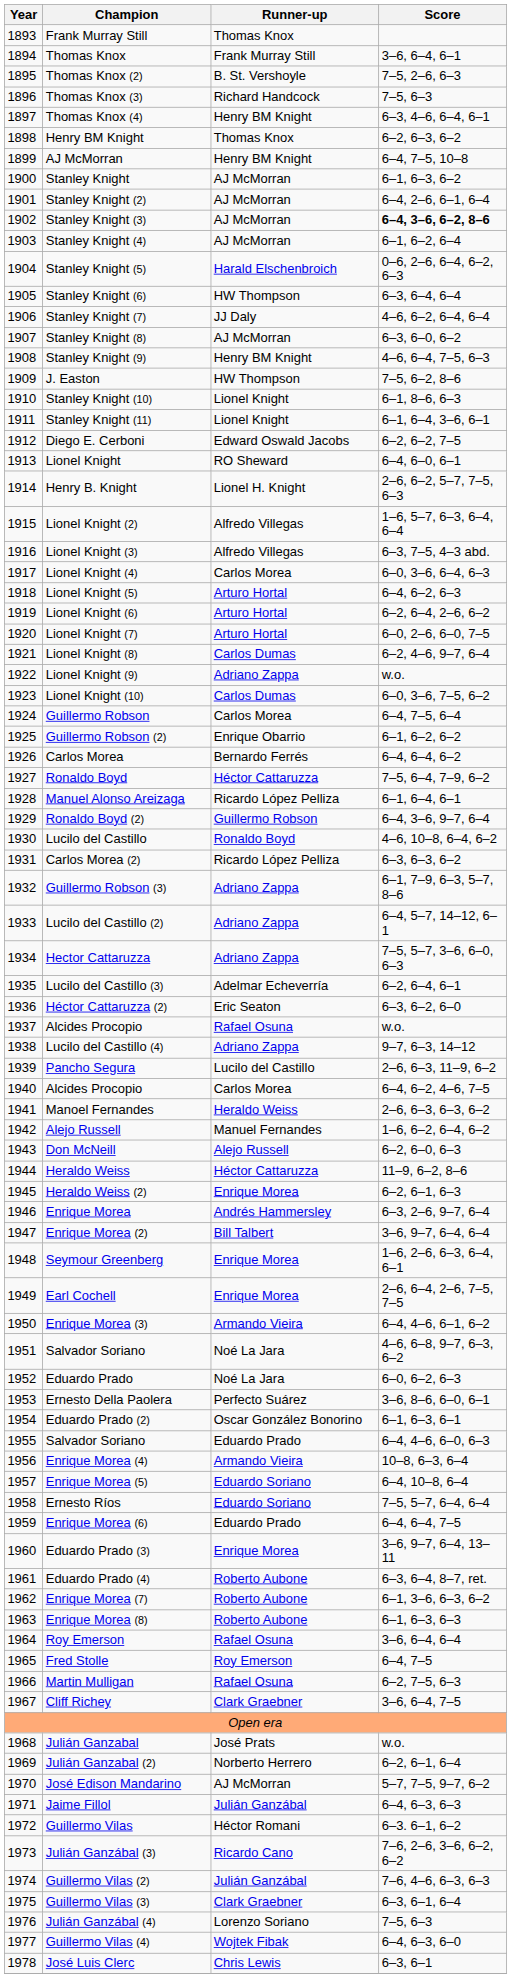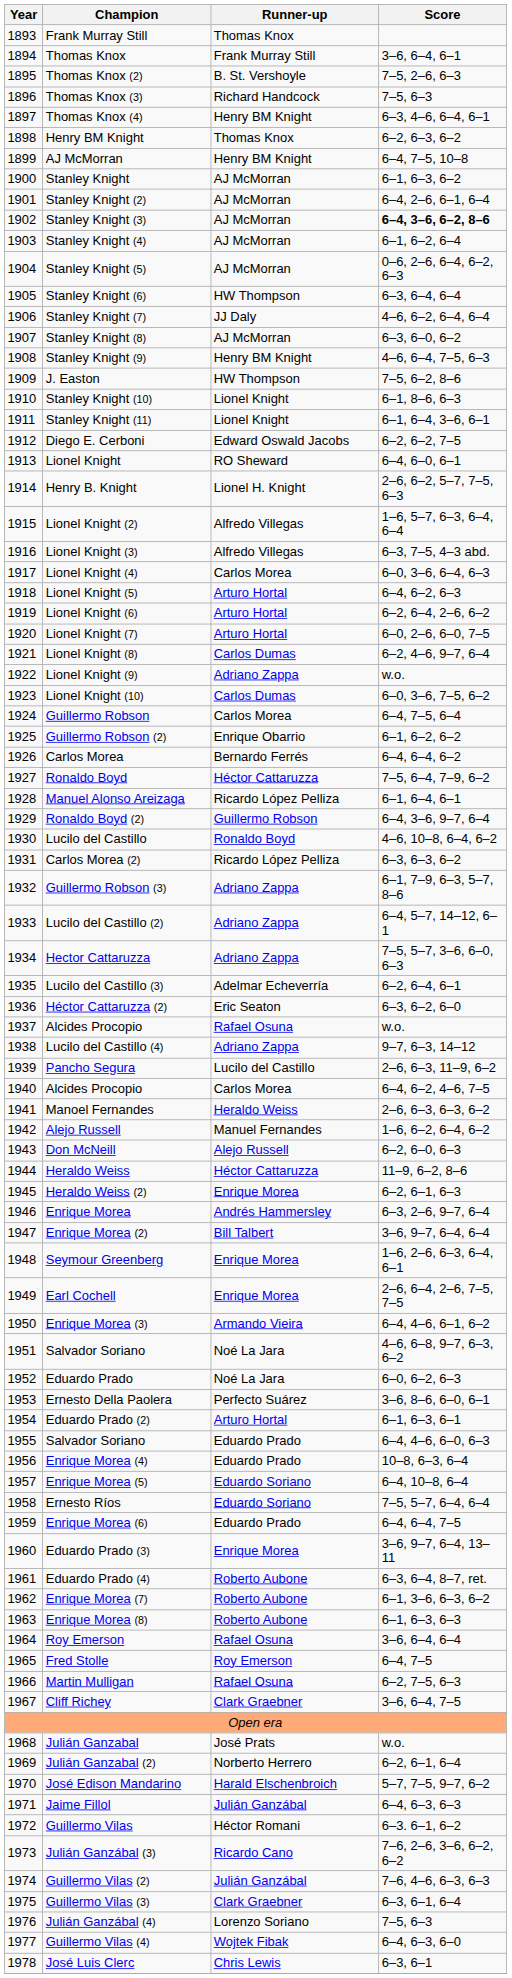(275, 268) Harald Elschenbroich -> (252, 268) AJ McMorran
(288, 1420) Oscar González Bonorino -> (250, 1420) Arturo Hortal
(258, 1461) Armando Vieira -> (257, 1461) Eduardo Prado
(252, 1784) AJ McMorran -> (275, 1784) Harald Elschenbroich
